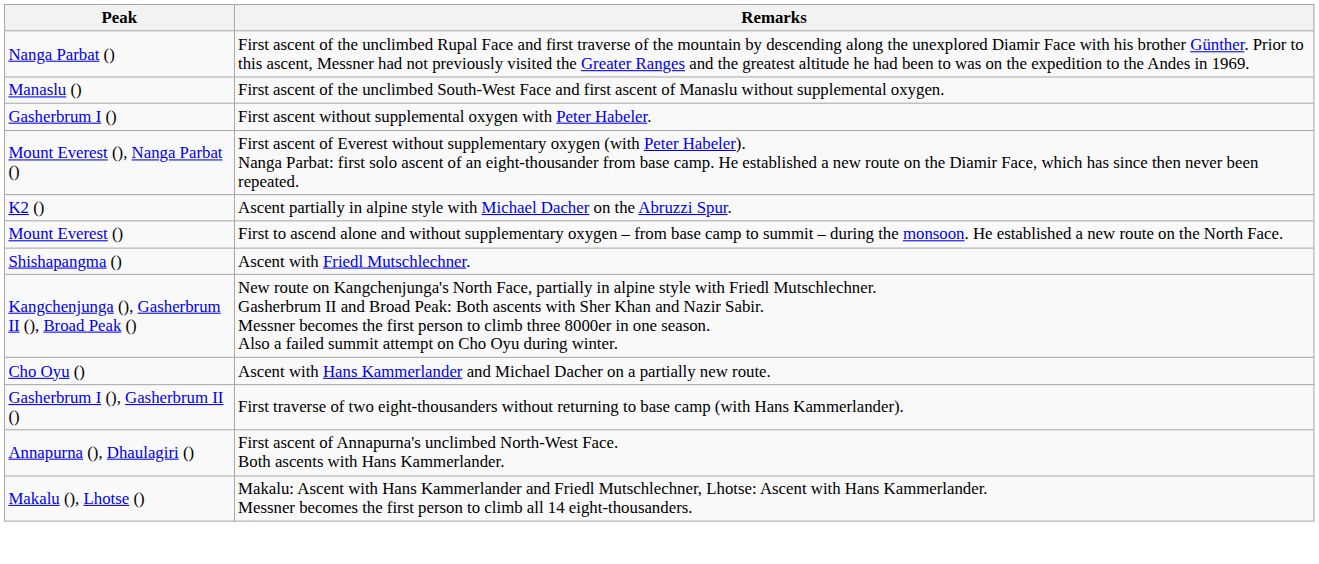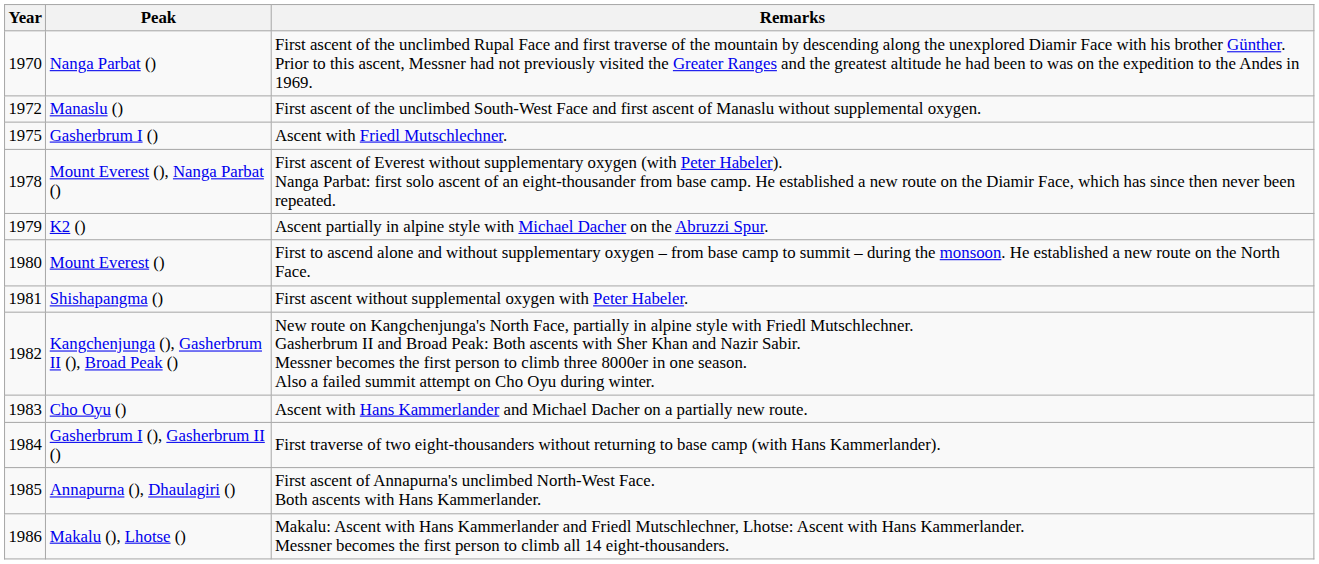+ column: (25, 17)
(445, 116) First ascent without supplemental oxygen with Peter Habeler. -> (391, 135) Ascent with Friedl Mutschlechner.
(354, 261) Ascent with Friedl Mutschlechner. -> (482, 298) First ascent without supplemental oxygen with Peter Habeler.
